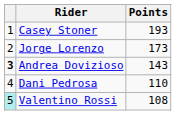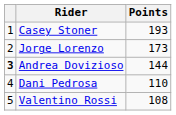(158, 66) 143 -> (158, 66) 144
(10, 101) paleturquoise background -> (10, 101) no background
